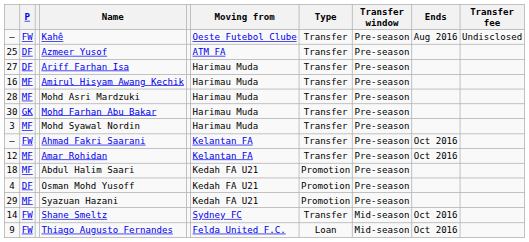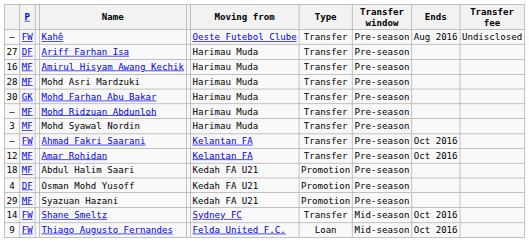- row: (74, 52)
+ row: (99, 111)
